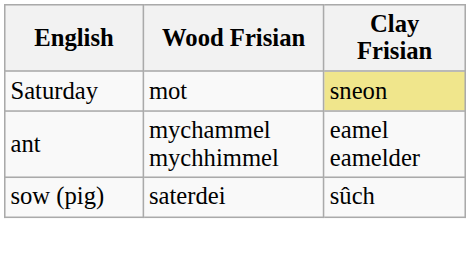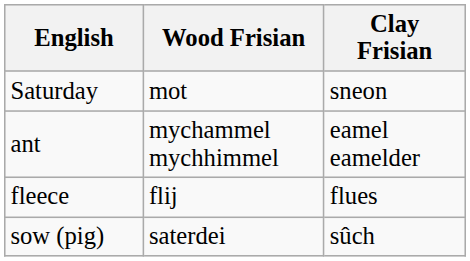(359, 90) khaki background -> (359, 90) no background
+ row: (40, 196)
